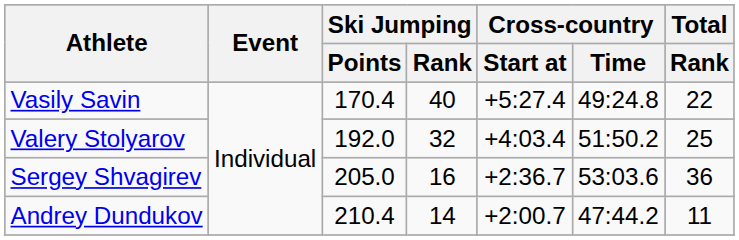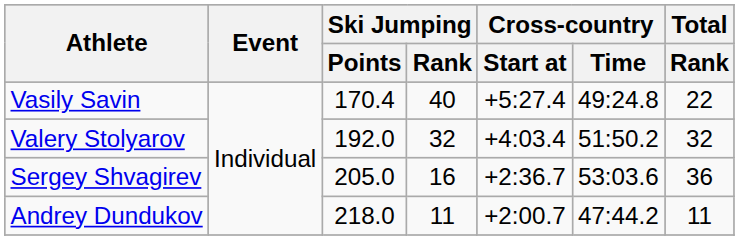(700, 139) 25 -> (700, 139) 32
(365, 215) 210.4 -> (365, 215) 218.0
(442, 215) 14 -> (442, 215) 11
